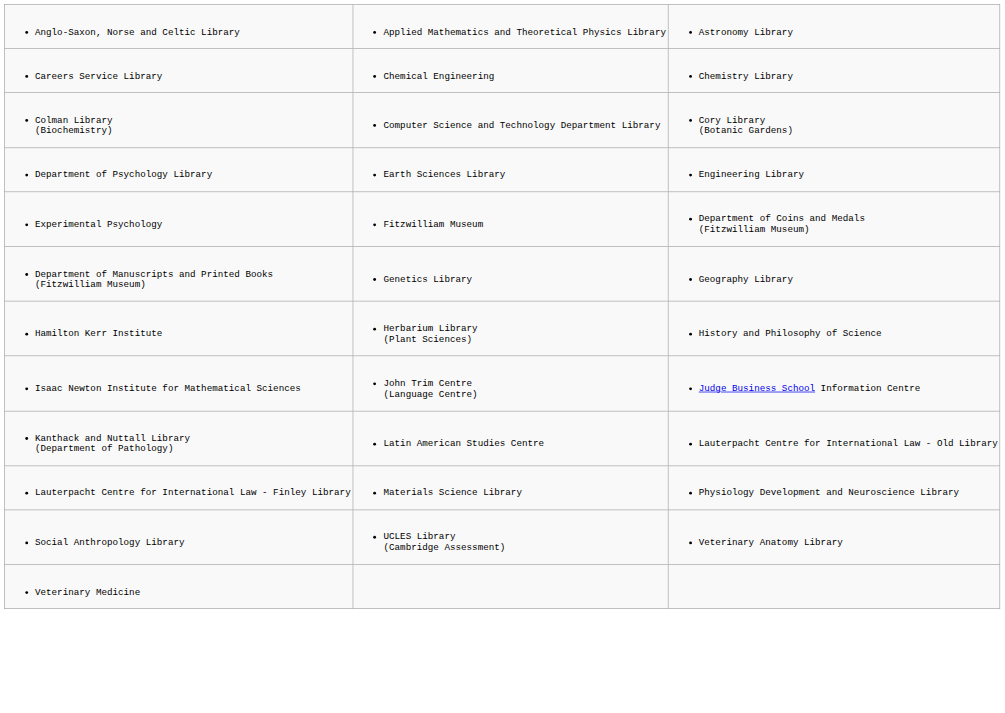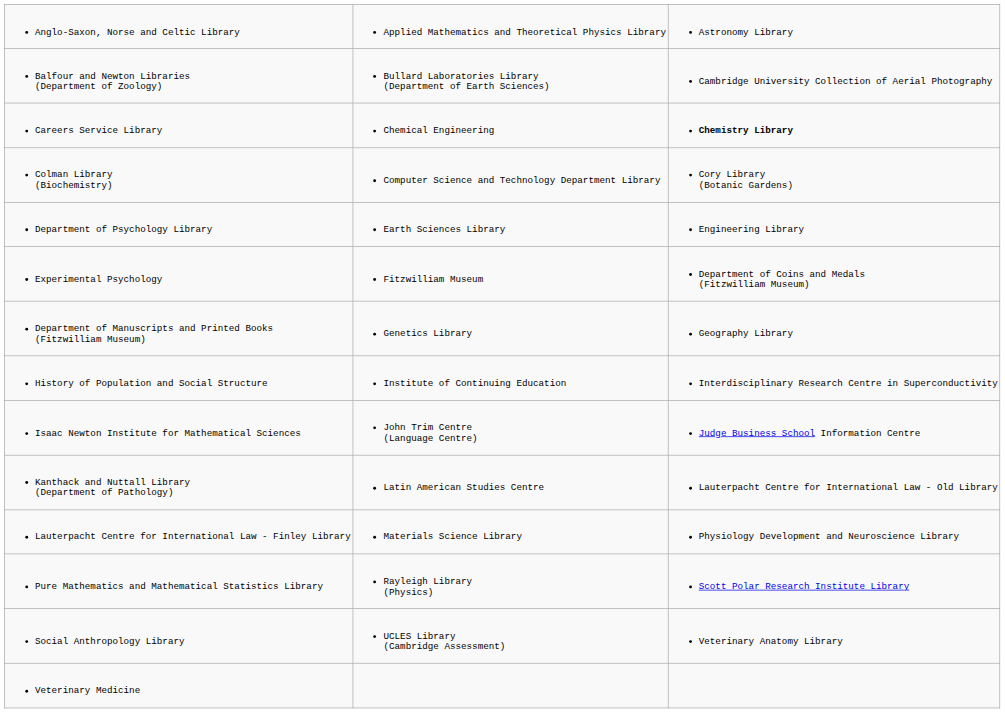+ row: (179, 81)
(834, 76) normal -> (834, 131) bold
- row: (179, 334)
+ row: (179, 383)
+ row: (179, 587)
